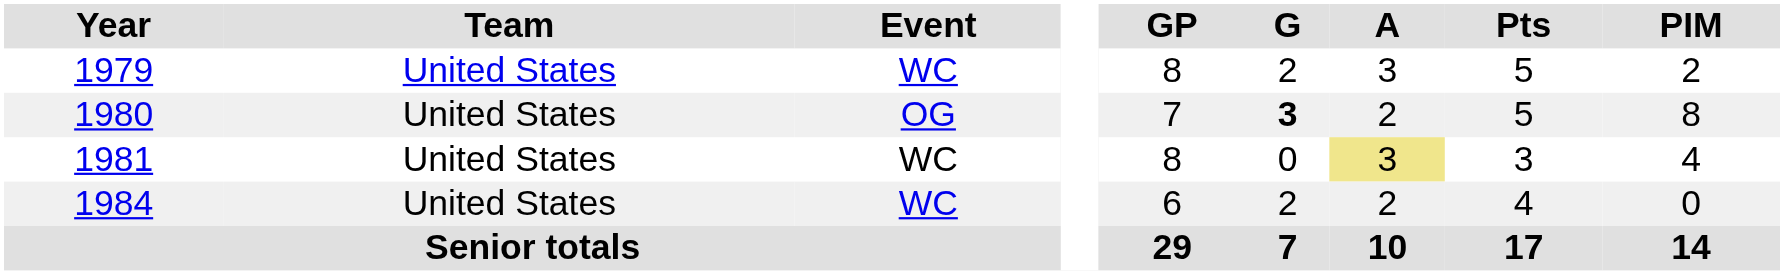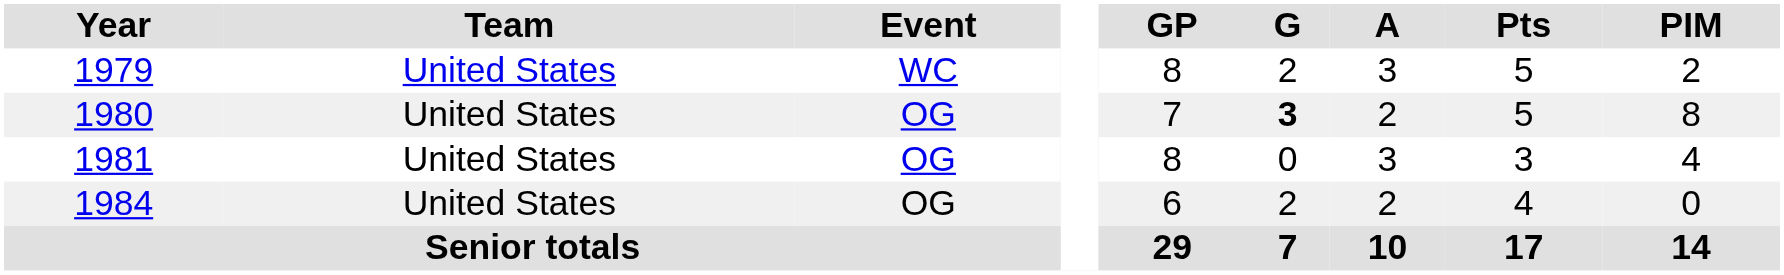(928, 158) WC -> (928, 158) OG
(1387, 158) khaki background -> (1387, 158) no background
(928, 203) WC -> (928, 203) OG
